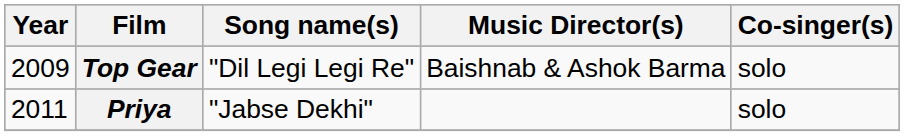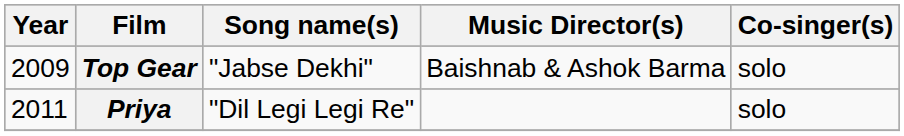(311, 67) "Dil Legi Legi Re" -> (291, 67) "Jabse Dekhi"
(291, 109) "Jabse Dekhi" -> (311, 109) "Dil Legi Legi Re"
